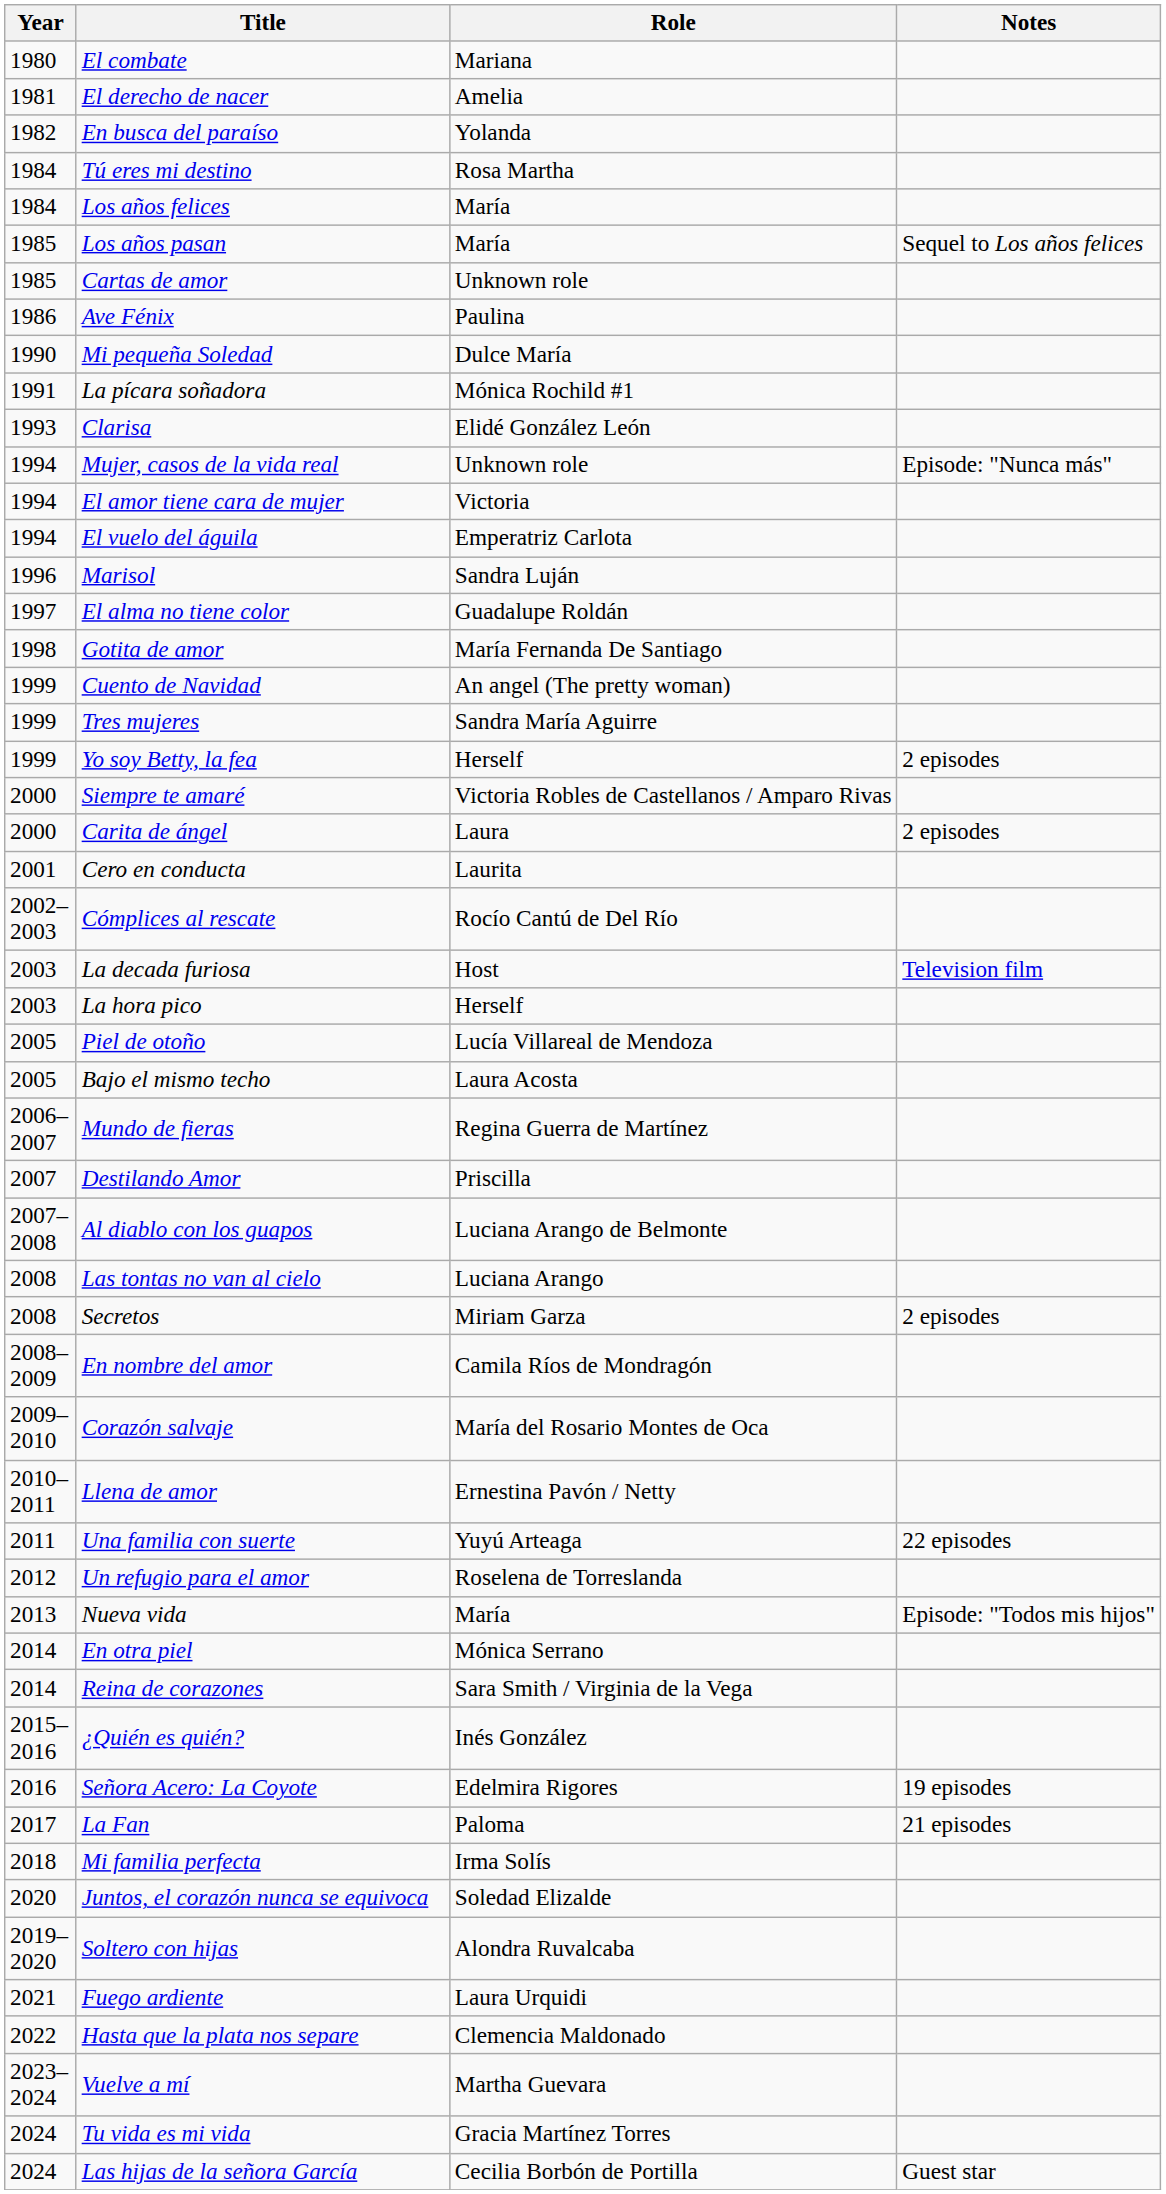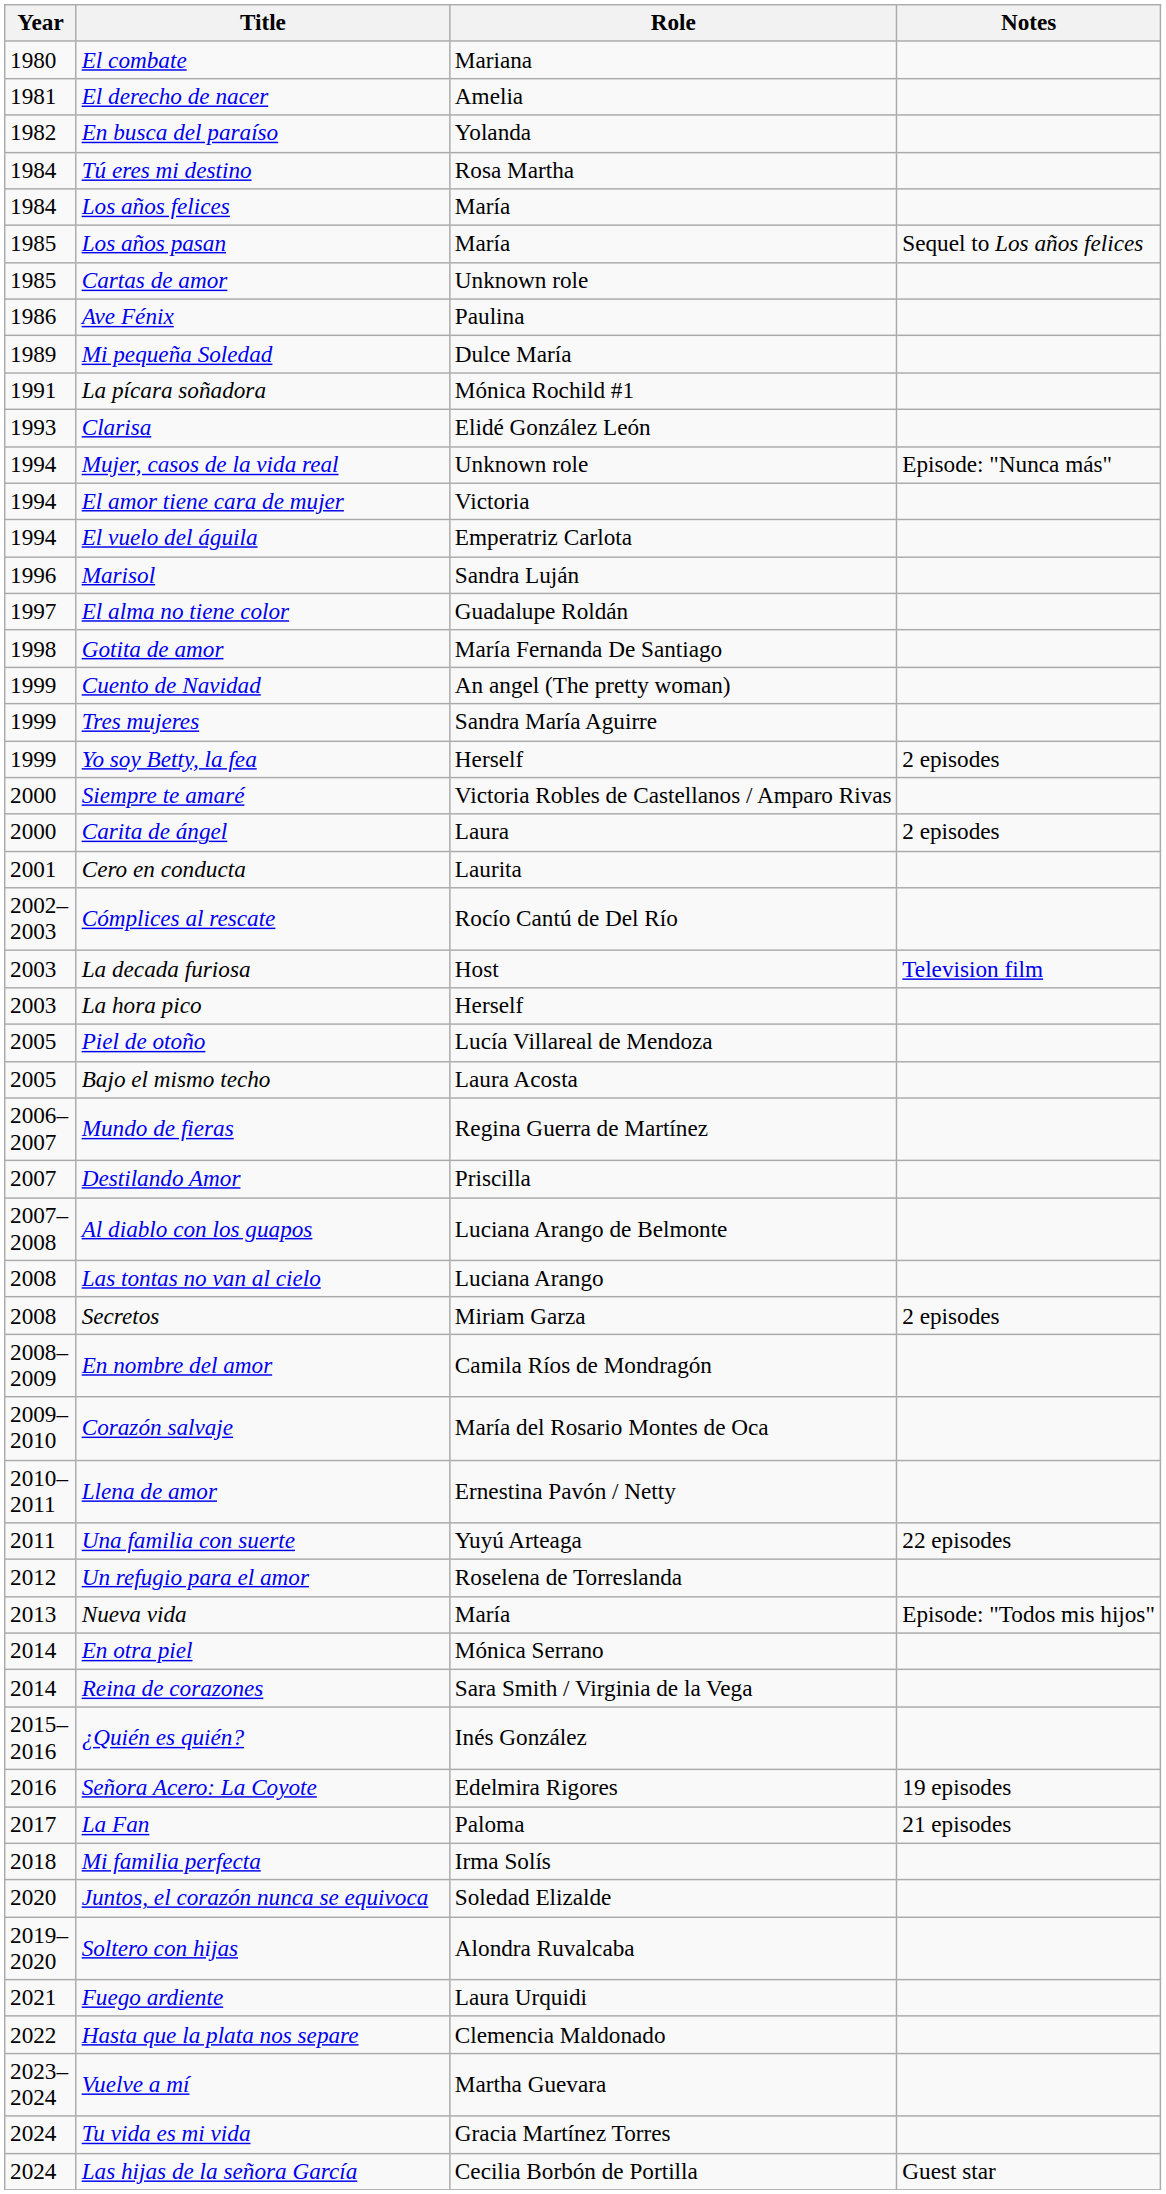(33, 354) 1990 -> (33, 354) 1989
